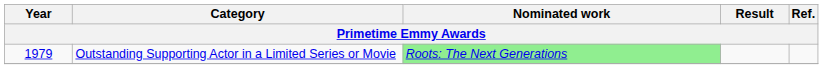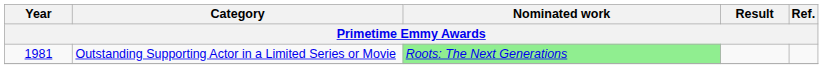(38, 53) 1979 -> (38, 53) 1981
